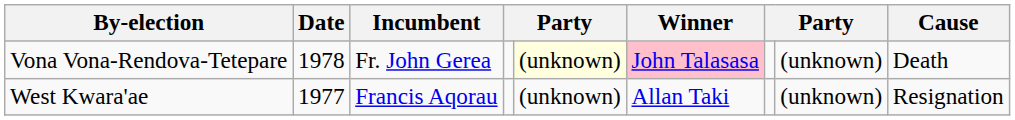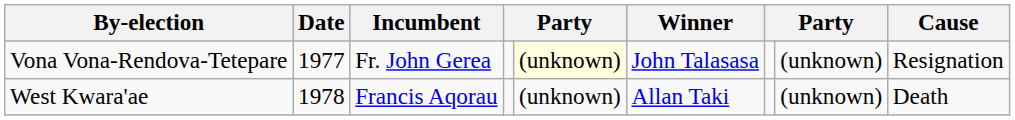(321, 59) 1978 -> (321, 59) 1977
(695, 59) pink background -> (695, 59) no background
(921, 59) Death -> (948, 59) Resignation
(321, 96) 1977 -> (321, 96) 1978
(948, 96) Resignation -> (921, 96) Death
